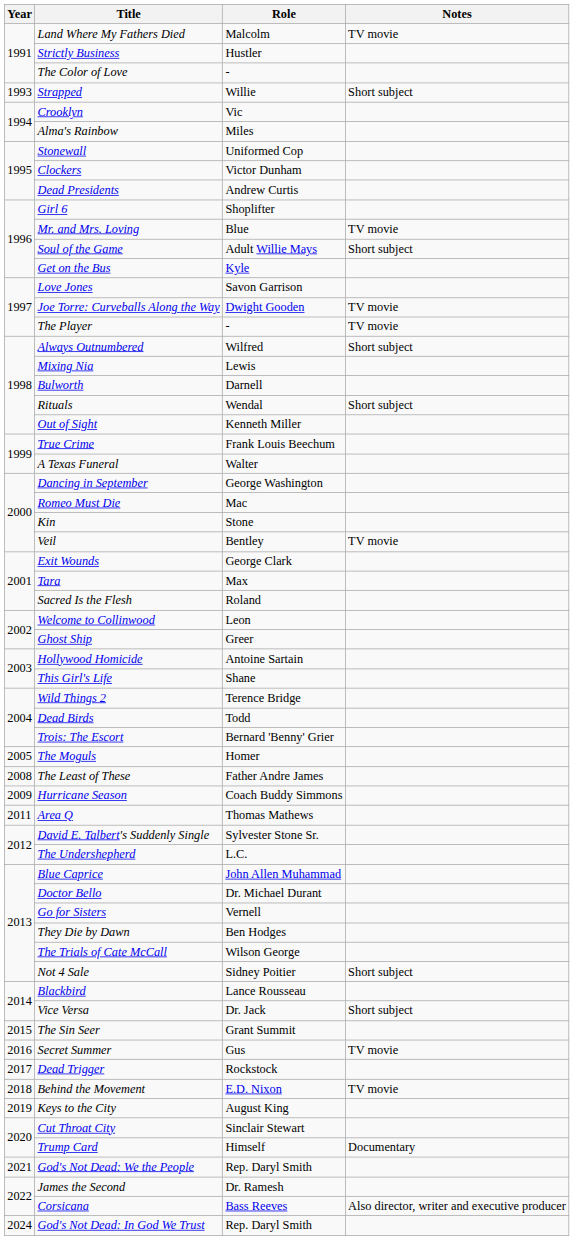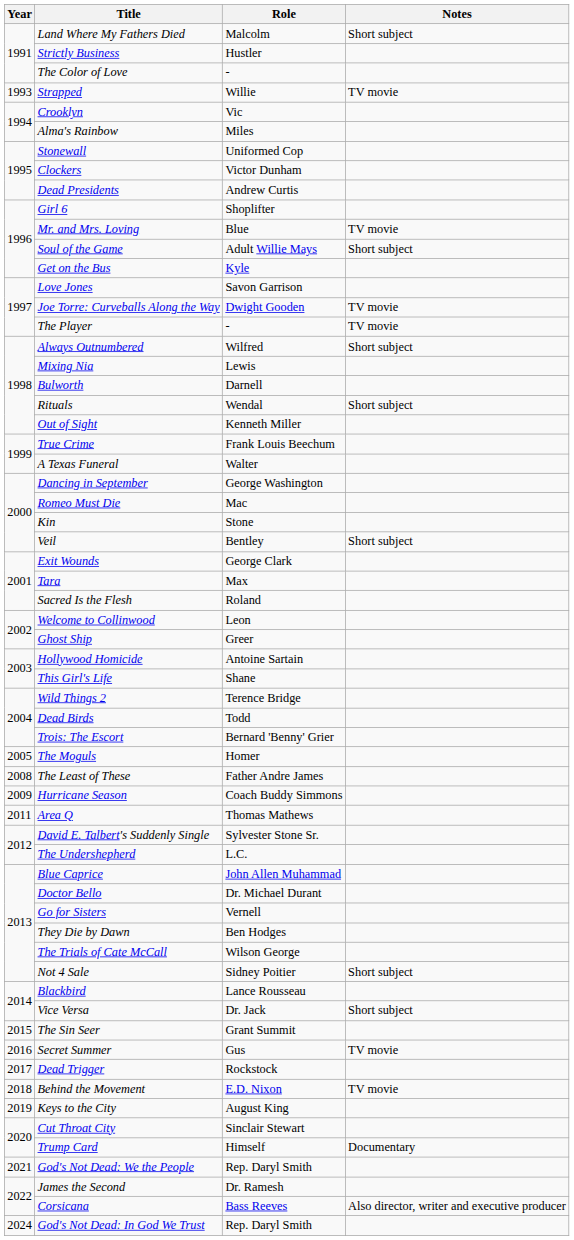(373, 33) TV movie -> (380, 33) Short subject
(380, 92) Short subject -> (373, 92) TV movie
(373, 541) TV movie -> (380, 541) Short subject
